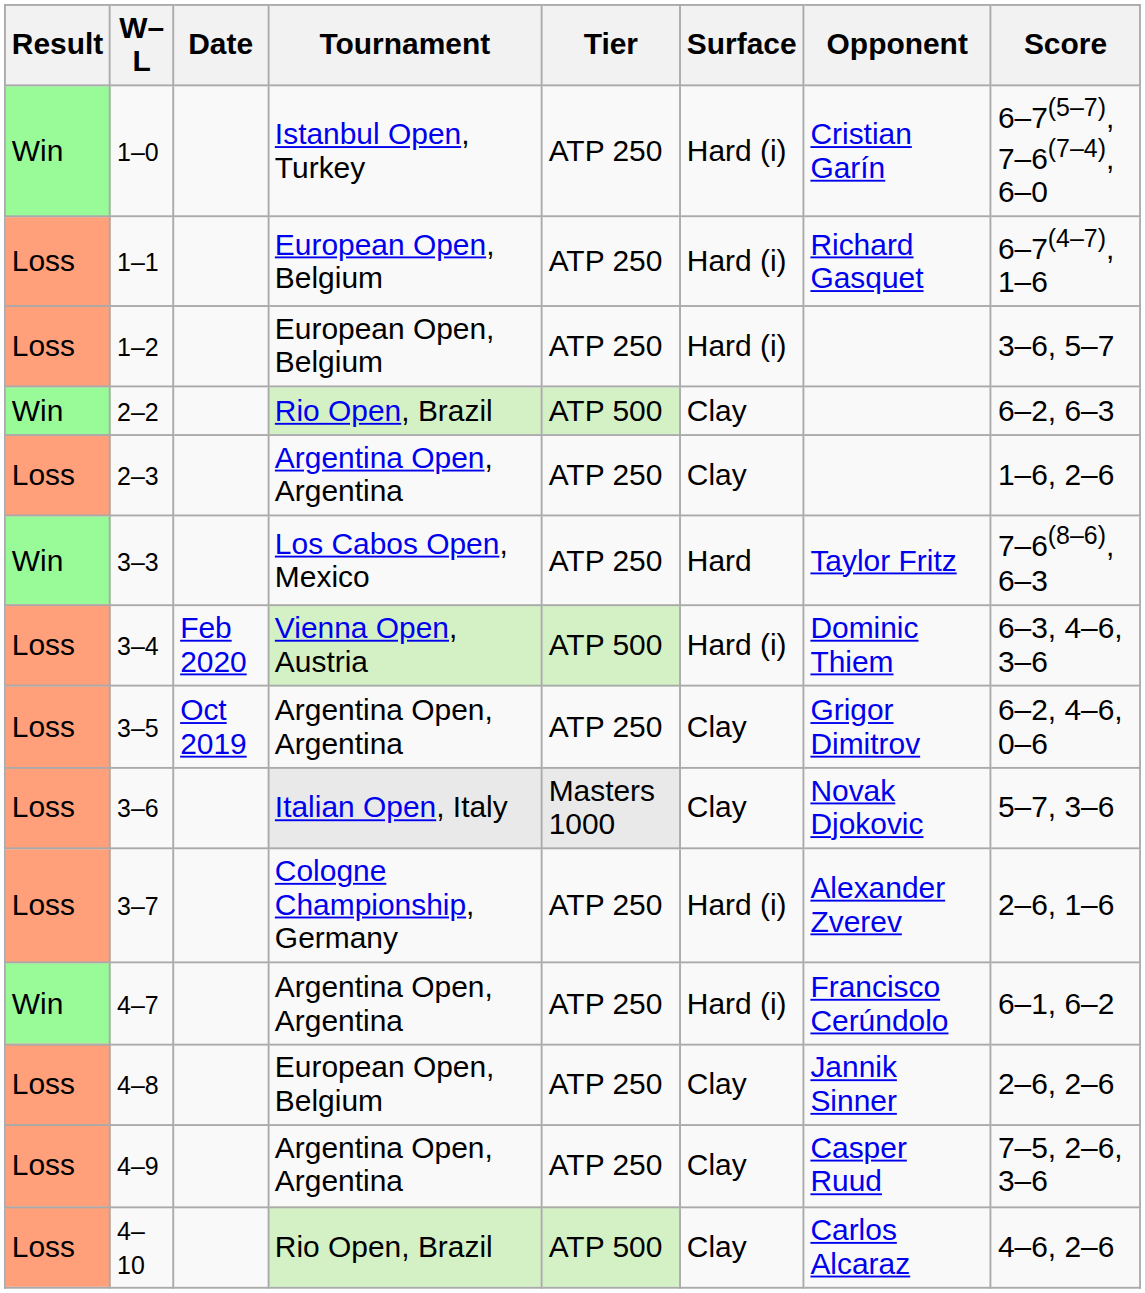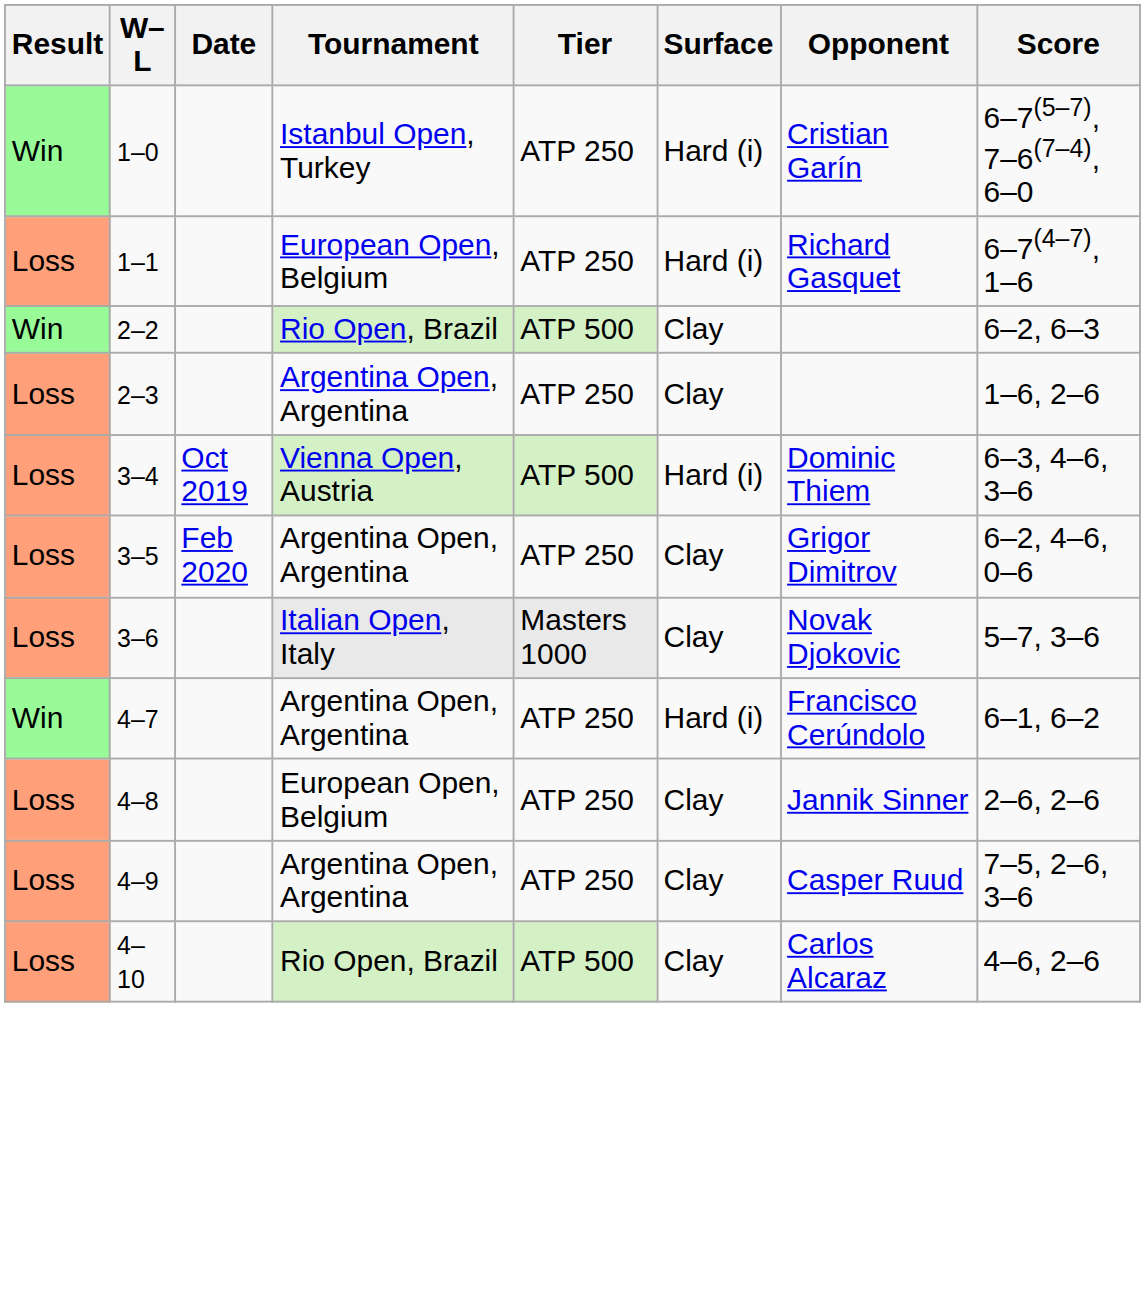- row: (138, 348)
- row: (138, 561)
(213, 645) Feb 2020 -> (215, 474) Oct 2019
(213, 726) Oct 2019 -> (215, 556) Feb 2020
- row: (138, 907)
